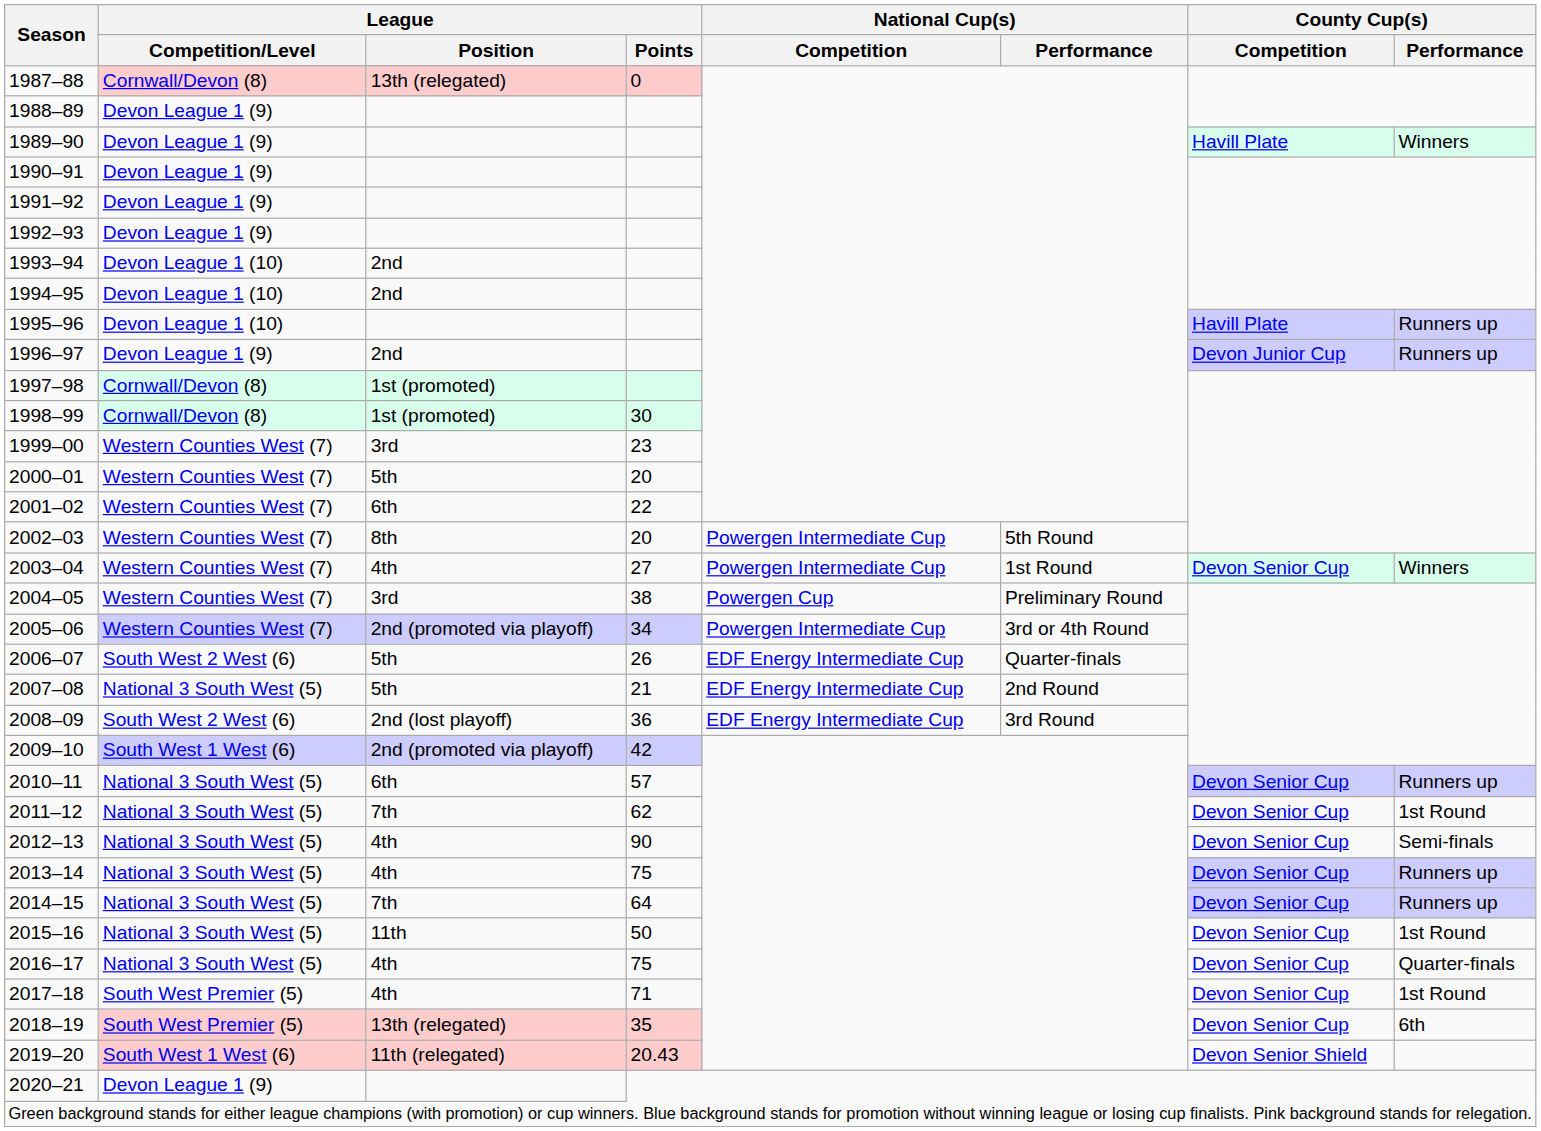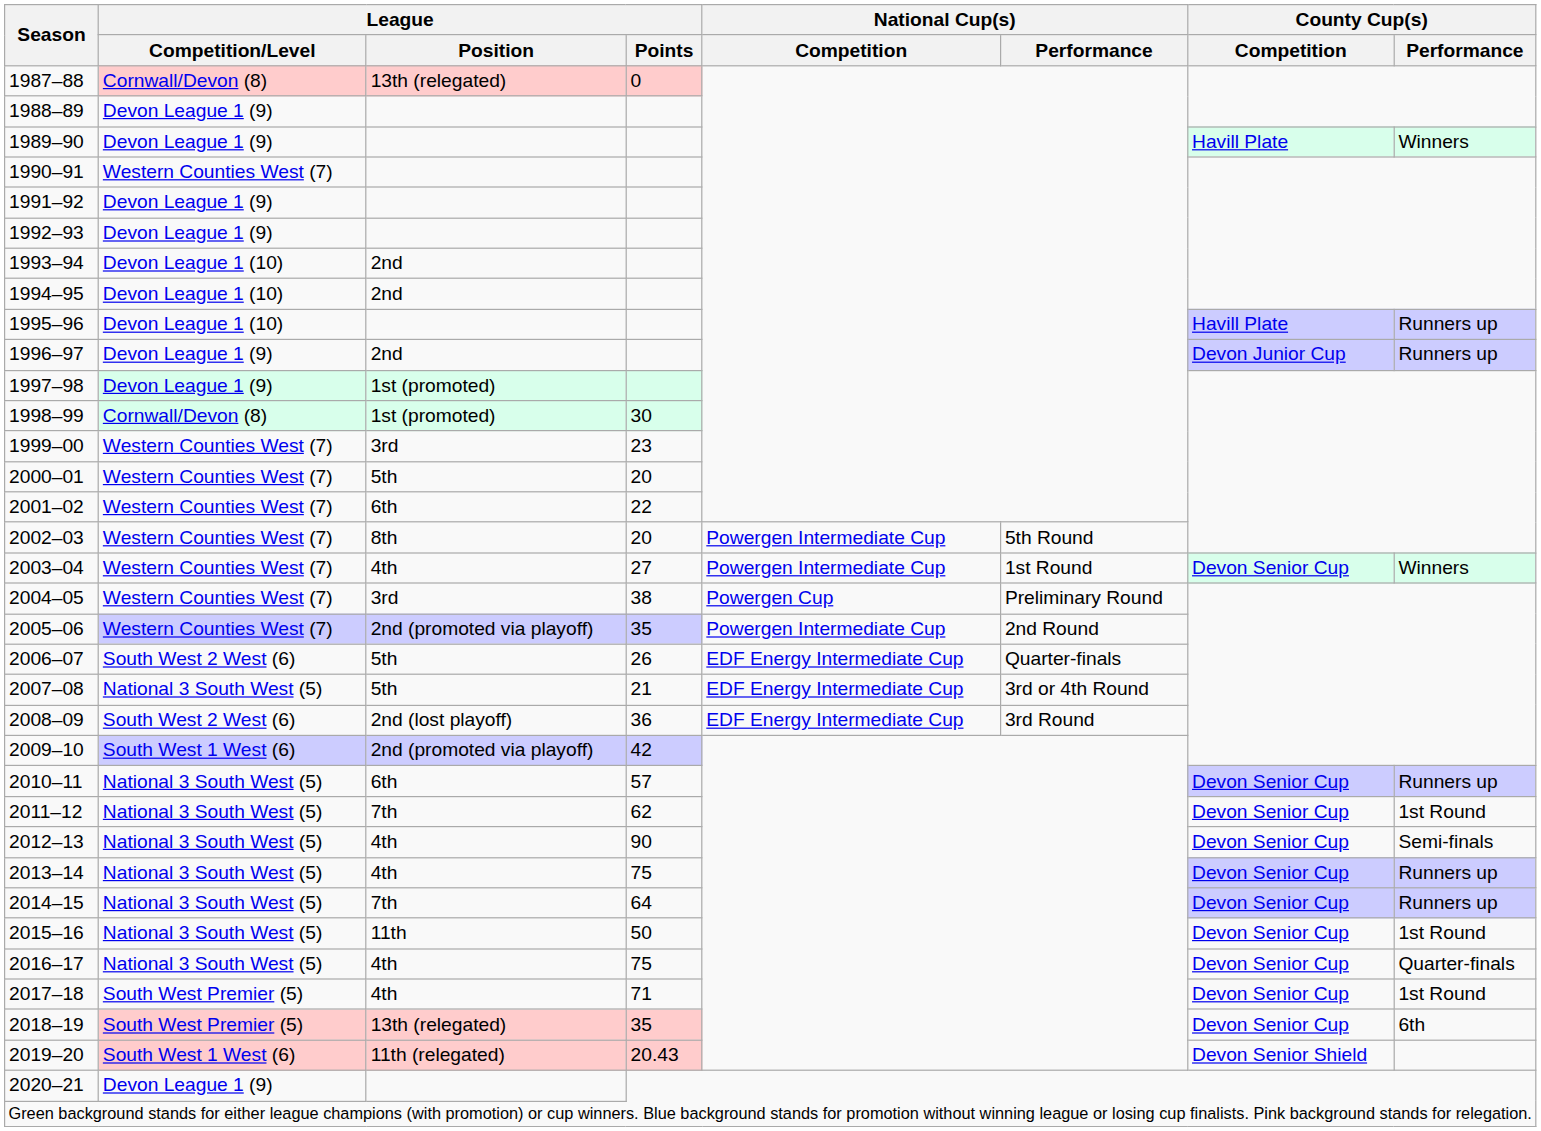(188, 171) Devon League 1 (9) -> (218, 171) Western Counties West (7)
(185, 385) Cornwall/Devon (8) -> (188, 385) Devon League 1 (9)
(641, 628) 34 -> (641, 628) 35
(1077, 628) 3rd or 4th Round -> (1052, 628) 2nd Round
(1052, 689) 2nd Round -> (1077, 689) 3rd or 4th Round
